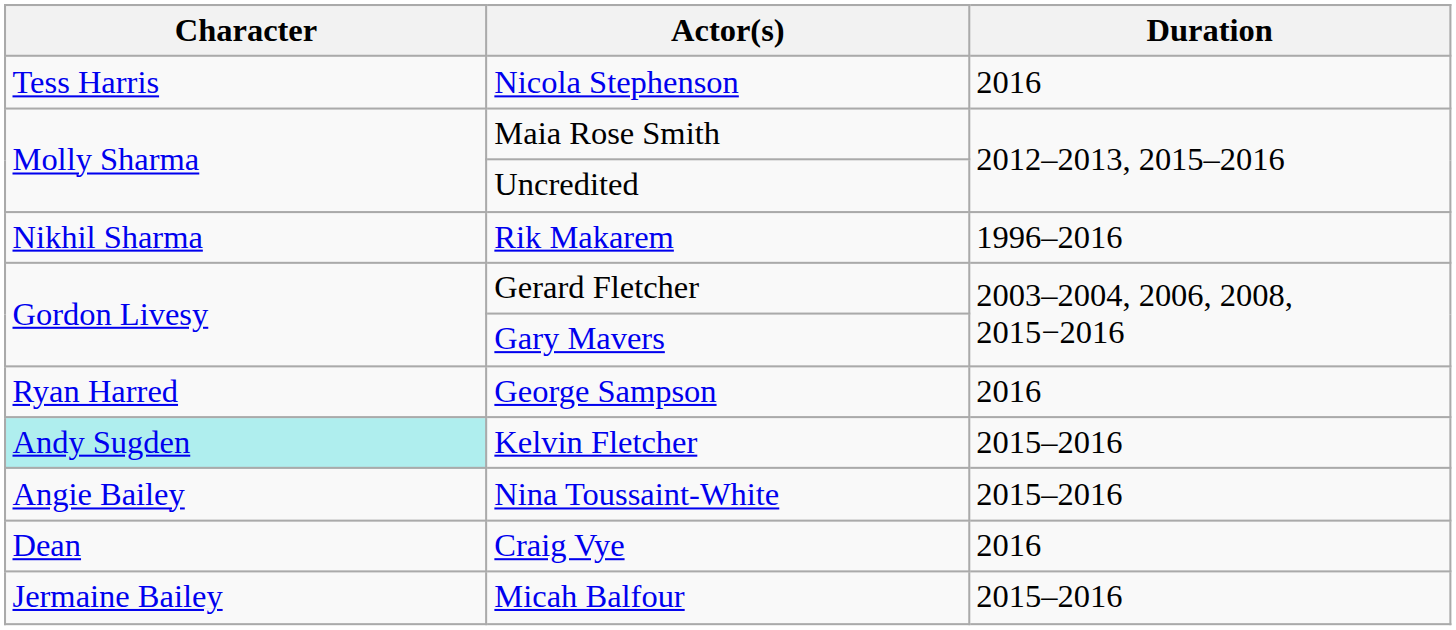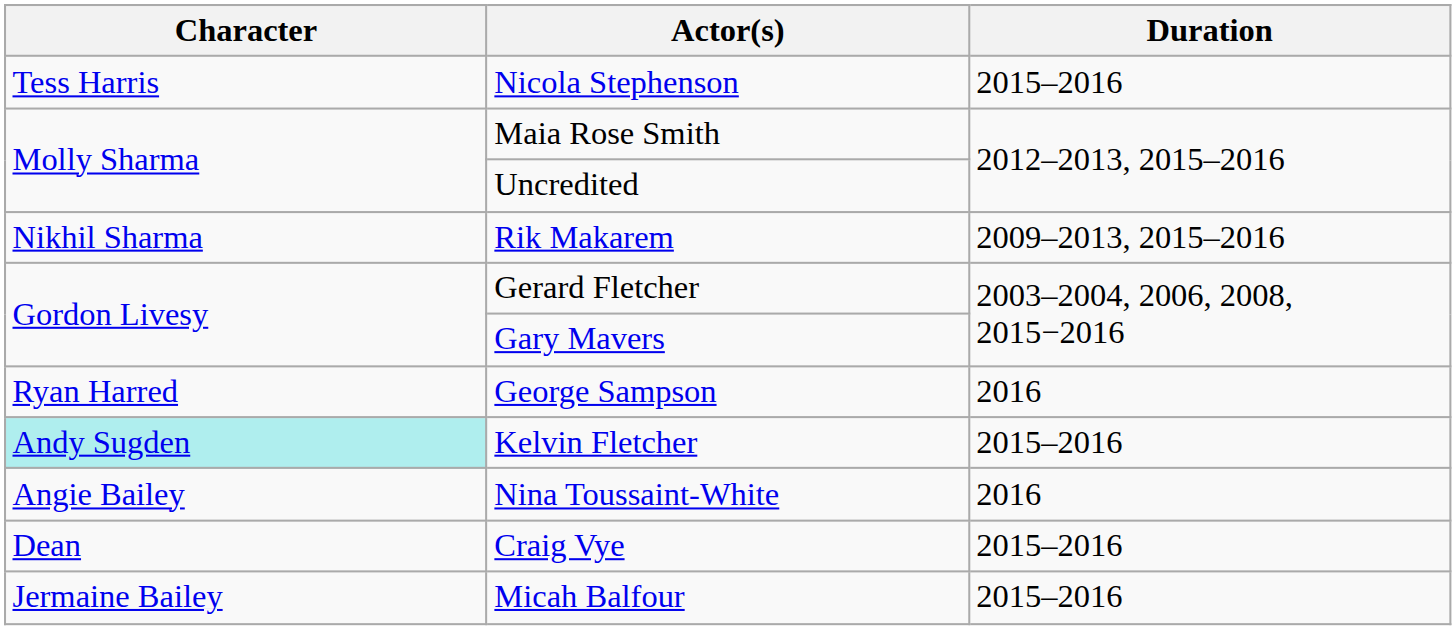(1009, 81) 2016 -> (1049, 81) 2015–2016
(1049, 236) 1996–2016 -> (1131, 236) 2009–2013, 2015–2016
(1049, 493) 2015–2016 -> (1009, 493) 2016
(1009, 545) 2016 -> (1049, 545) 2015–2016
